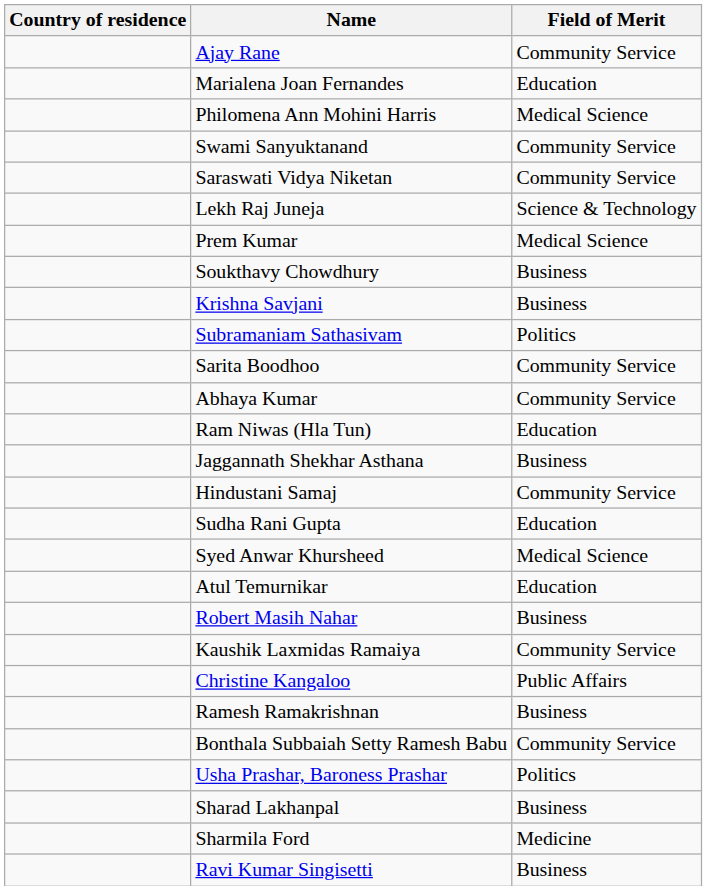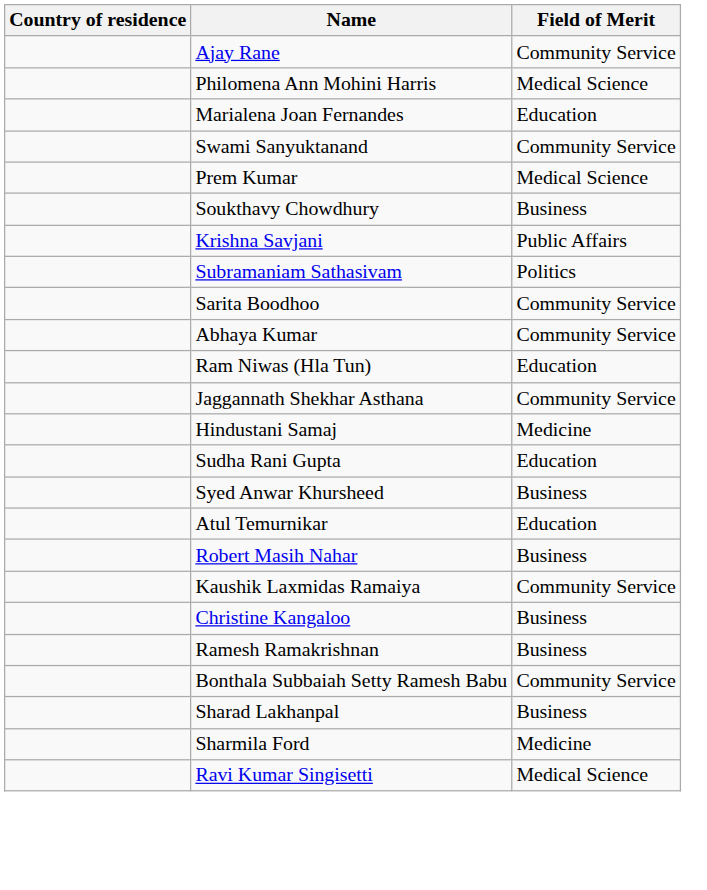rows swapped: (300, 83) <-> (316, 114)
- row: (294, 177)
- row: (260, 209)
(552, 303) Business -> (572, 240) Public Affairs
(552, 460) Business -> (596, 397) Community Service
(596, 492) Community Service -> (554, 429) Medicine
(582, 555) Medical Science -> (552, 492) Business
(572, 680) Public Affairs -> (552, 618) Business
- row: (321, 775)
(552, 869) Business -> (582, 775) Medical Science
